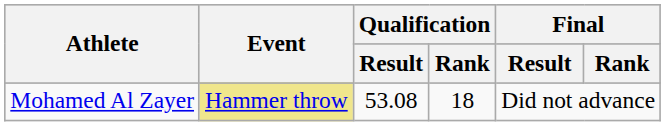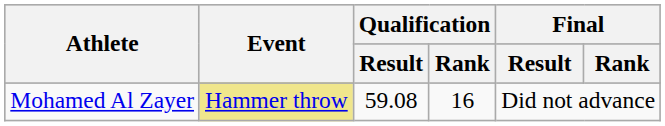(391, 101) 53.08 -> (391, 101) 59.08
(462, 101) 18 -> (462, 101) 16
